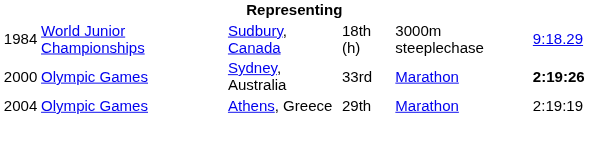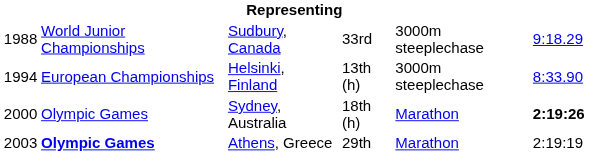(21, 39) 1984 -> (21, 39) 1988
(357, 39) 18th (h) -> (357, 39) 33rd
+ row: (256, 77)
(357, 77) 33rd -> (357, 114) 18th (h)
(21, 106) 2004 -> (21, 143) 2003
(95, 106) normal -> (98, 143) bold
